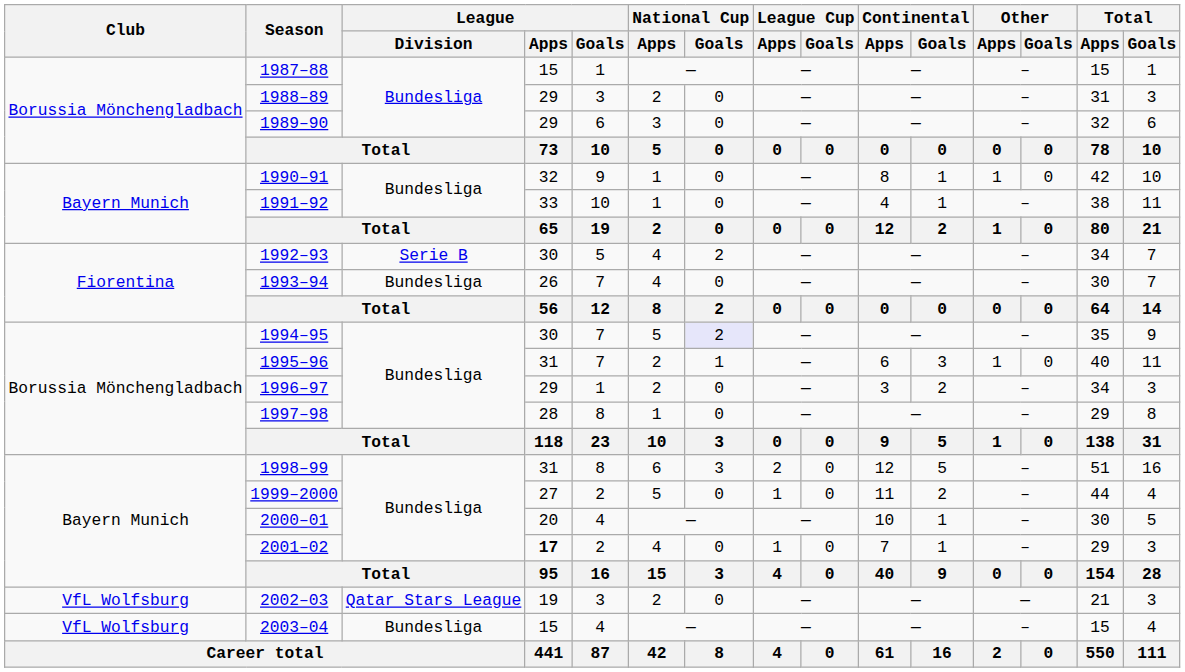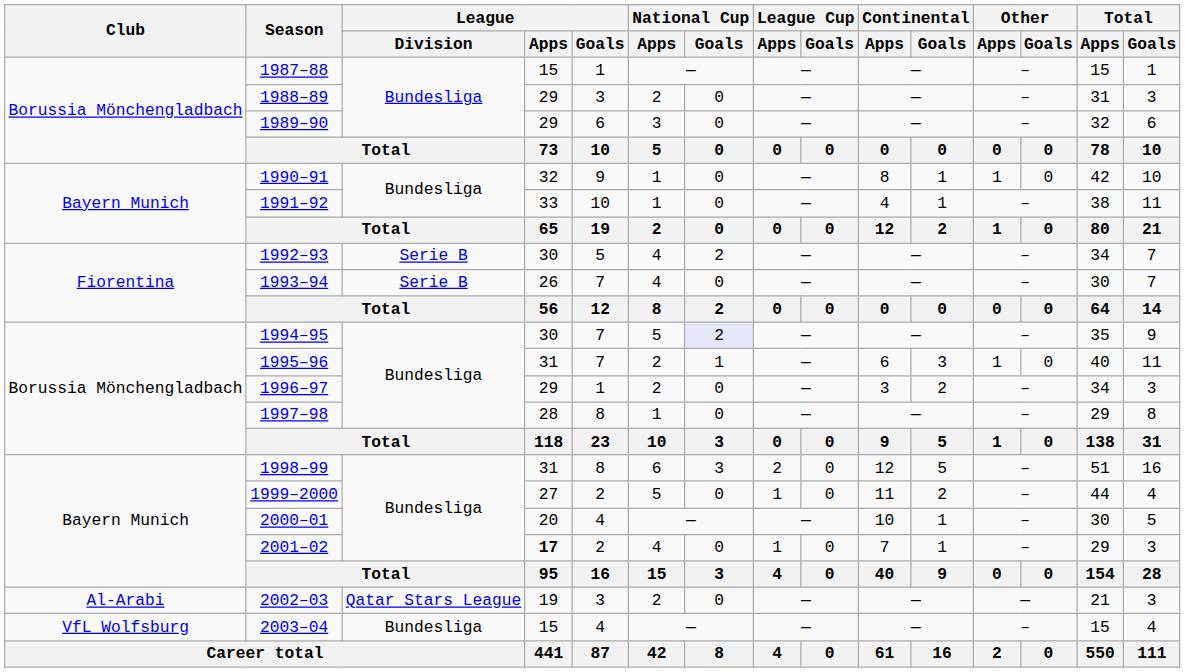(434, 283) Bundesliga -> (434, 283) Serie B
(126, 601) VfL Wolfsburg -> (126, 601) Al-Arabi
